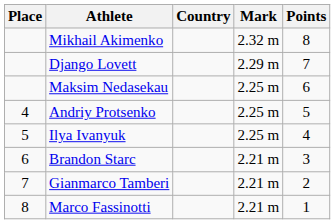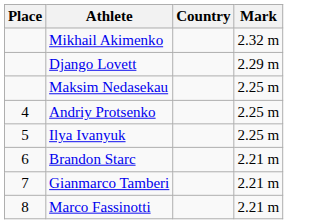- column: (306, 16)
